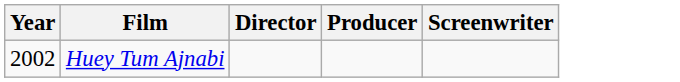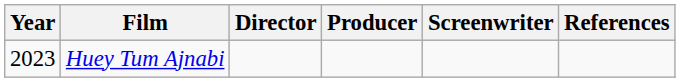+ column: (617, 22)
(33, 58) 2002 -> (33, 58) 2023
